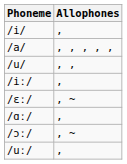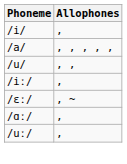- row: (20, 133)
